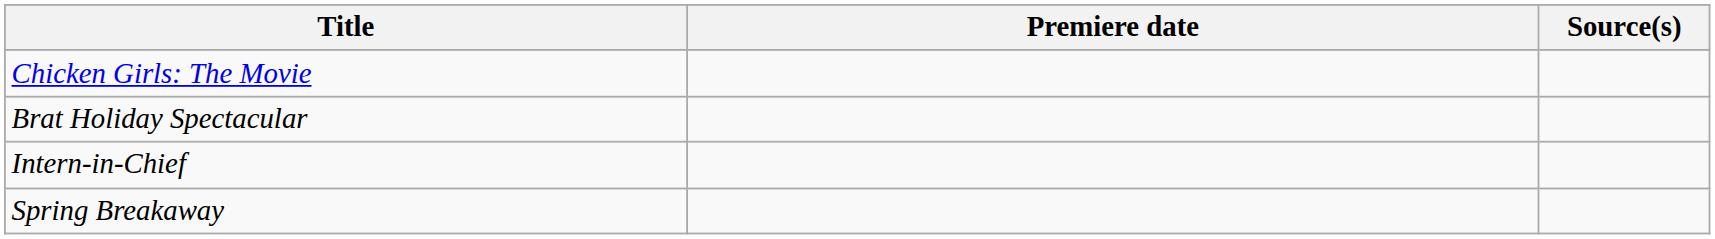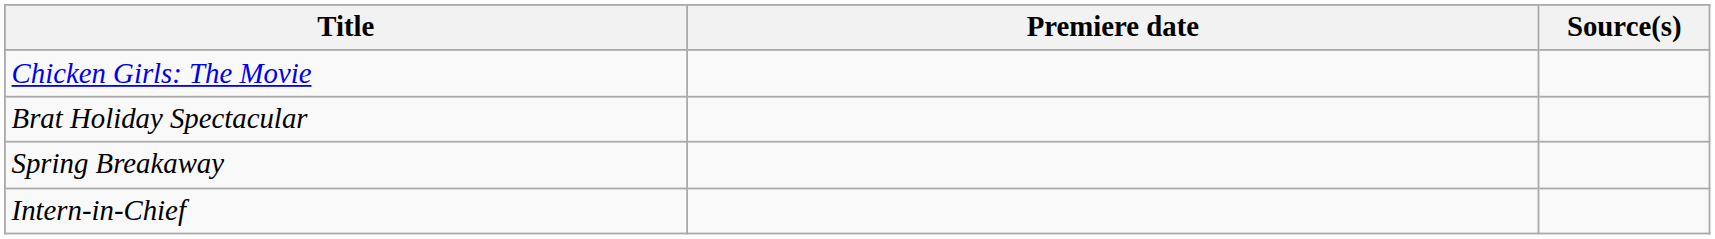rows swapped: (118, 210) <-> (99, 164)
